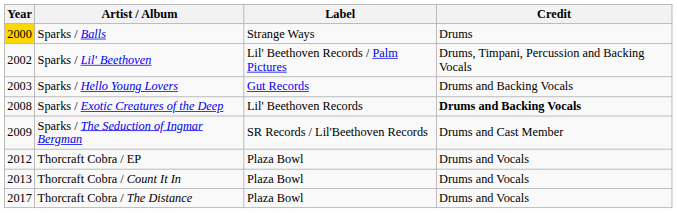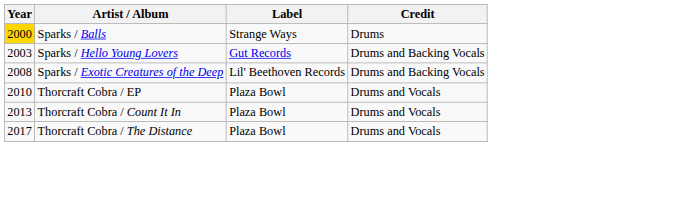- row: (94, 60)
(510, 106) bold -> (418, 72) normal
- row: (120, 132)
(20, 159) 2012 -> (20, 92) 2010
